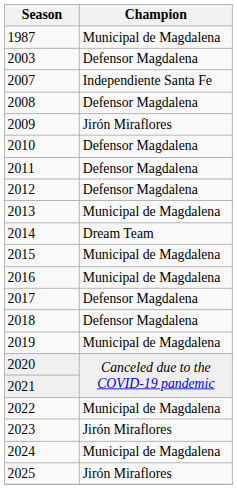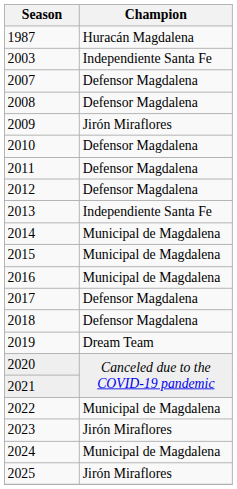(152, 37) Municipal de Magdalena -> (138, 37) Huracán Magdalena
(140, 59) Defensor Magdalena -> (147, 59) Independiente Santa Fe
(147, 80) Independiente Santa Fe -> (140, 80) Defensor Magdalena
(152, 211) Municipal de Magdalena -> (147, 211) Independiente Santa Fe
(118, 233) Dream Team -> (152, 233) Municipal de Magdalena
(152, 342) Municipal de Magdalena -> (118, 342) Dream Team
